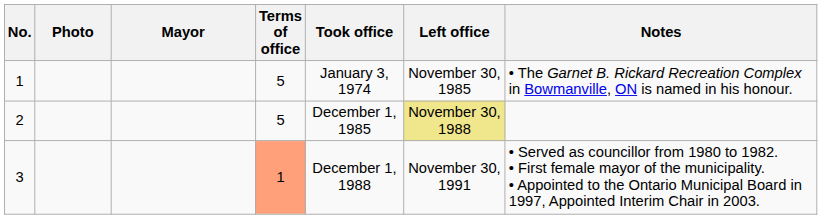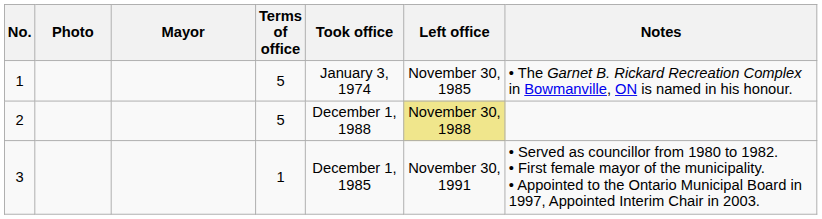(354, 120) December 1, 1985 -> (354, 120) December 1, 1988
(280, 177) lightsalmon background -> (280, 177) no background
(354, 177) December 1, 1988 -> (354, 177) December 1, 1985
